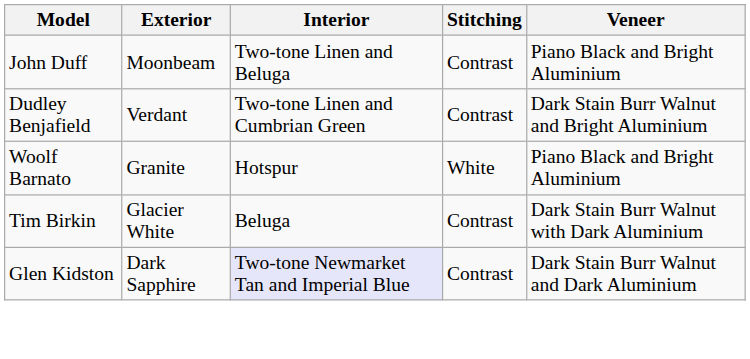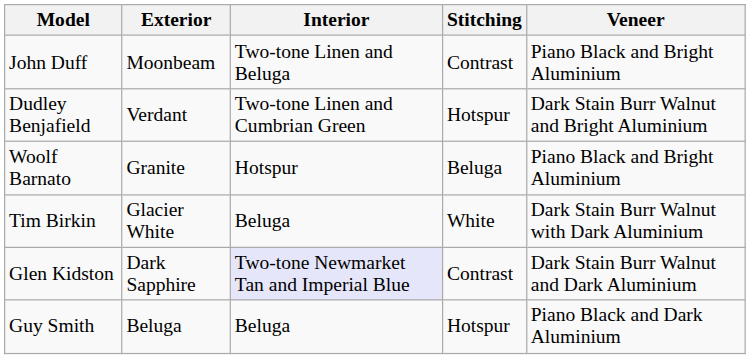(480, 114) Contrast -> (478, 114) Hotspur
(471, 167) White -> (475, 167) Beluga
(480, 220) Contrast -> (471, 220) White
+ row: (52, 326)
